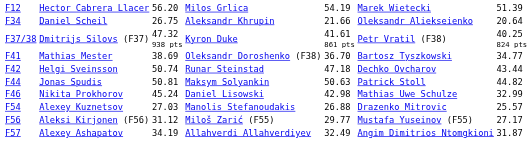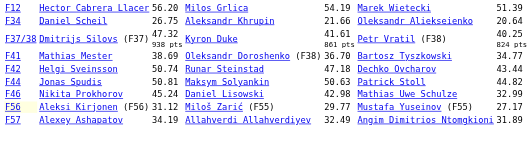- row: (81, 107)
(13, 120) no background -> (13, 107) lightyellow background
(510, 133) 31.87 -> (510, 120) 31.89
